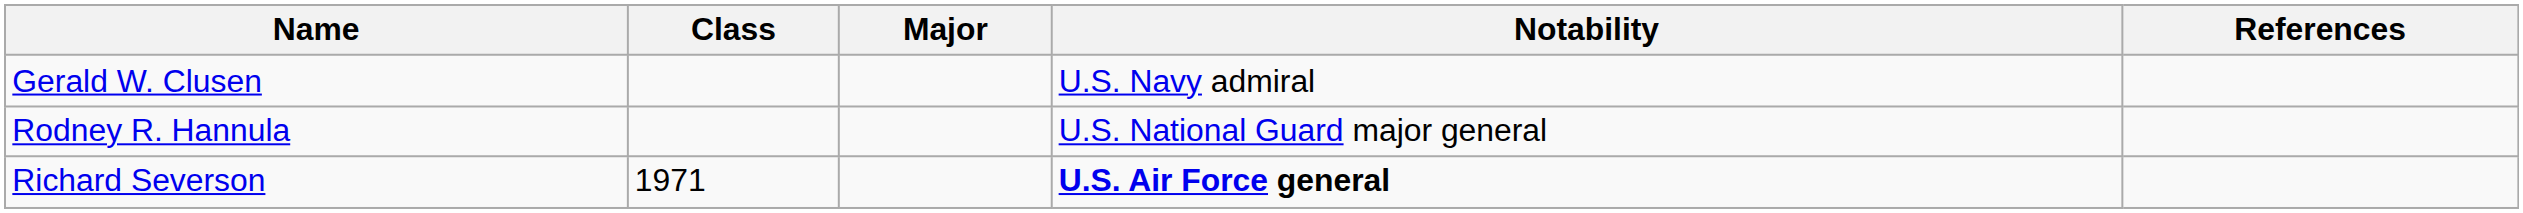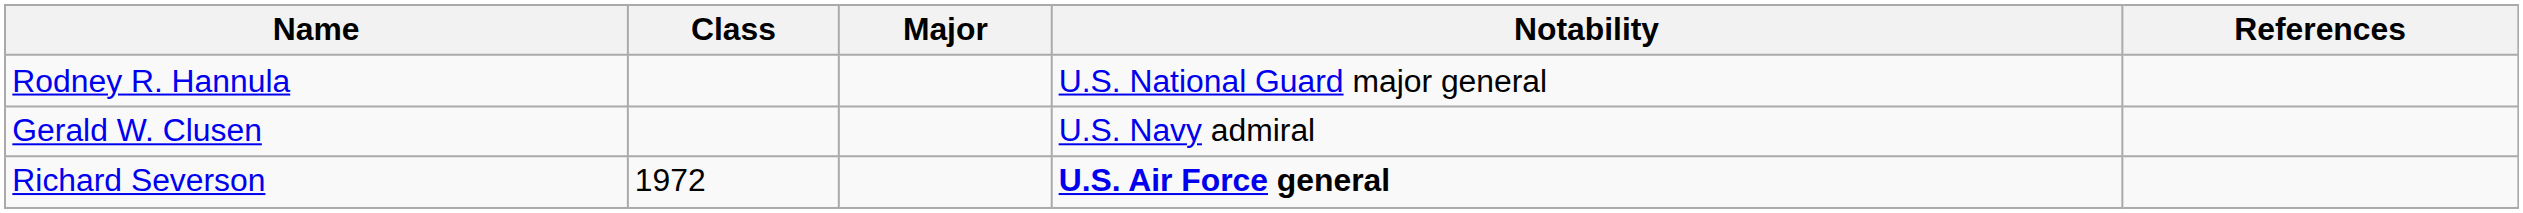rows swapped: (137, 80) <-> (151, 130)
(670, 181) 1971 -> (670, 181) 1972
